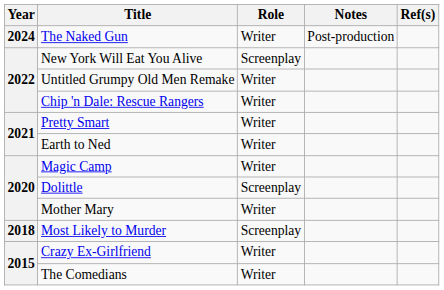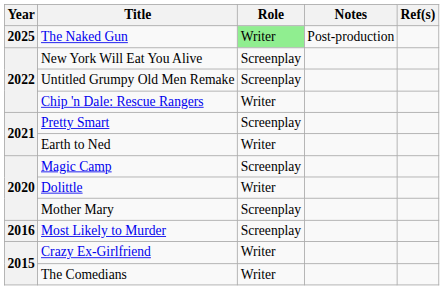(21, 36) 2024 -> (21, 36) 2025
(258, 36) no background -> (258, 36) lightgreen background
(258, 79) Writer -> (271, 79) Screenplay
(258, 123) Writer -> (271, 123) Screenplay
(258, 166) Writer -> (271, 166) Screenplay
(271, 187) Screenplay -> (258, 187) Writer
(258, 209) Writer -> (271, 209) Screenplay
(21, 230) 2018 -> (21, 230) 2016
